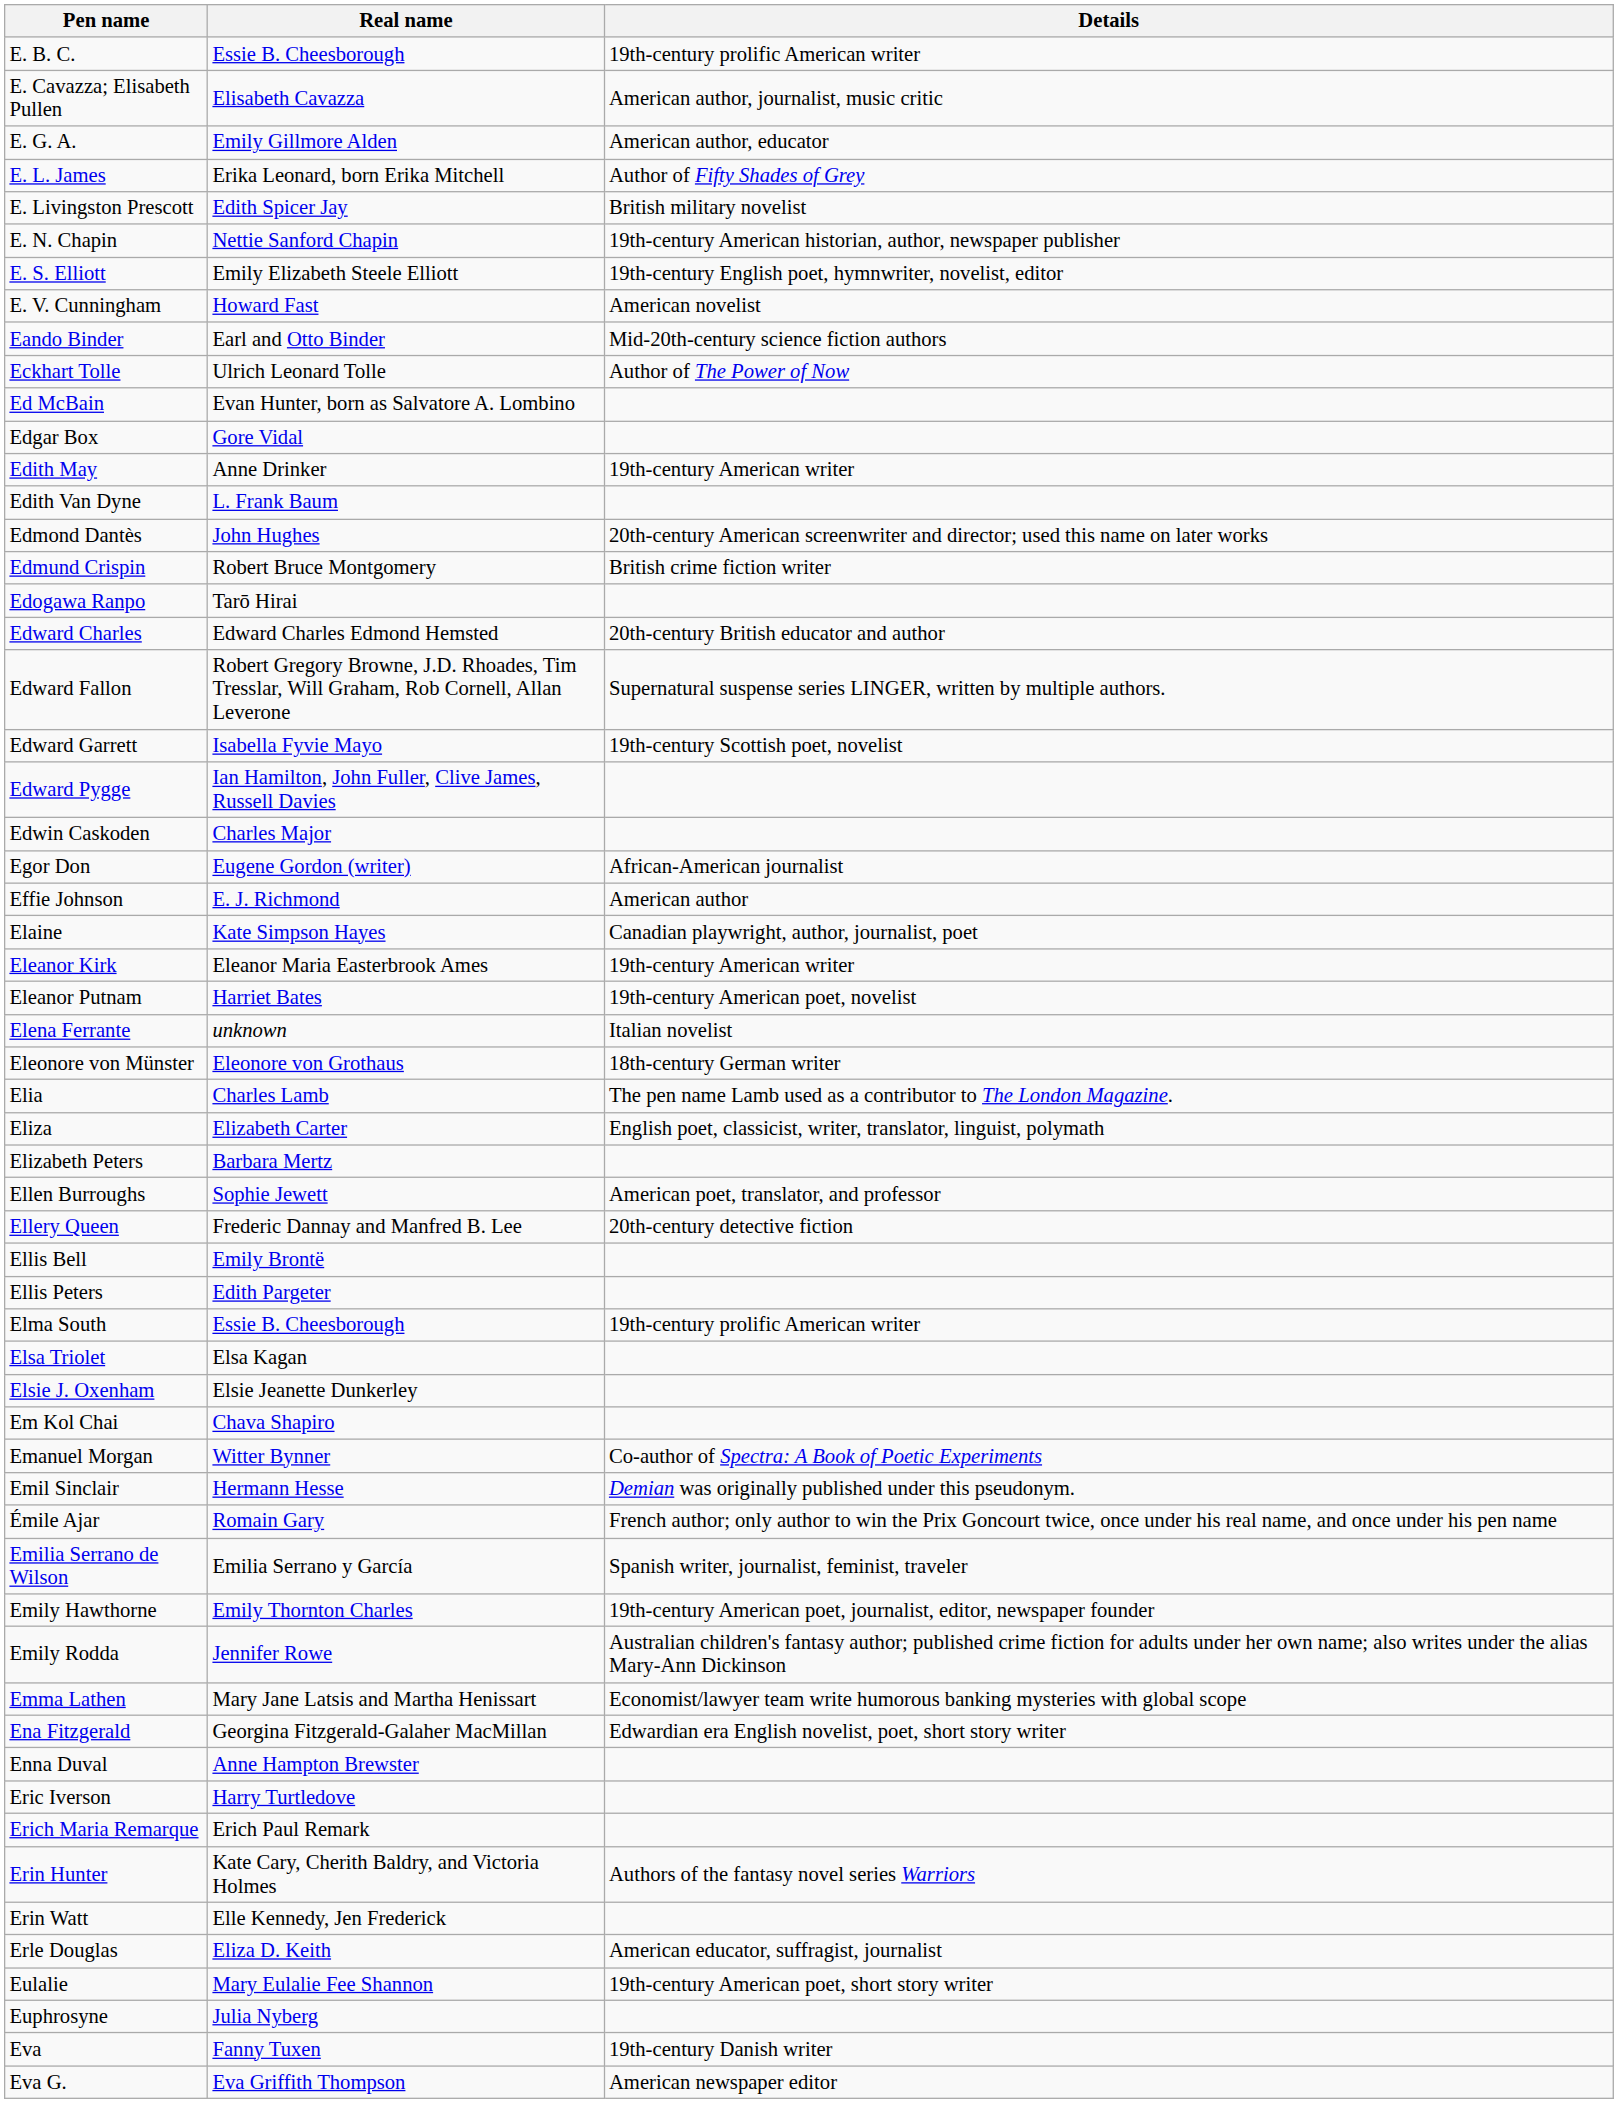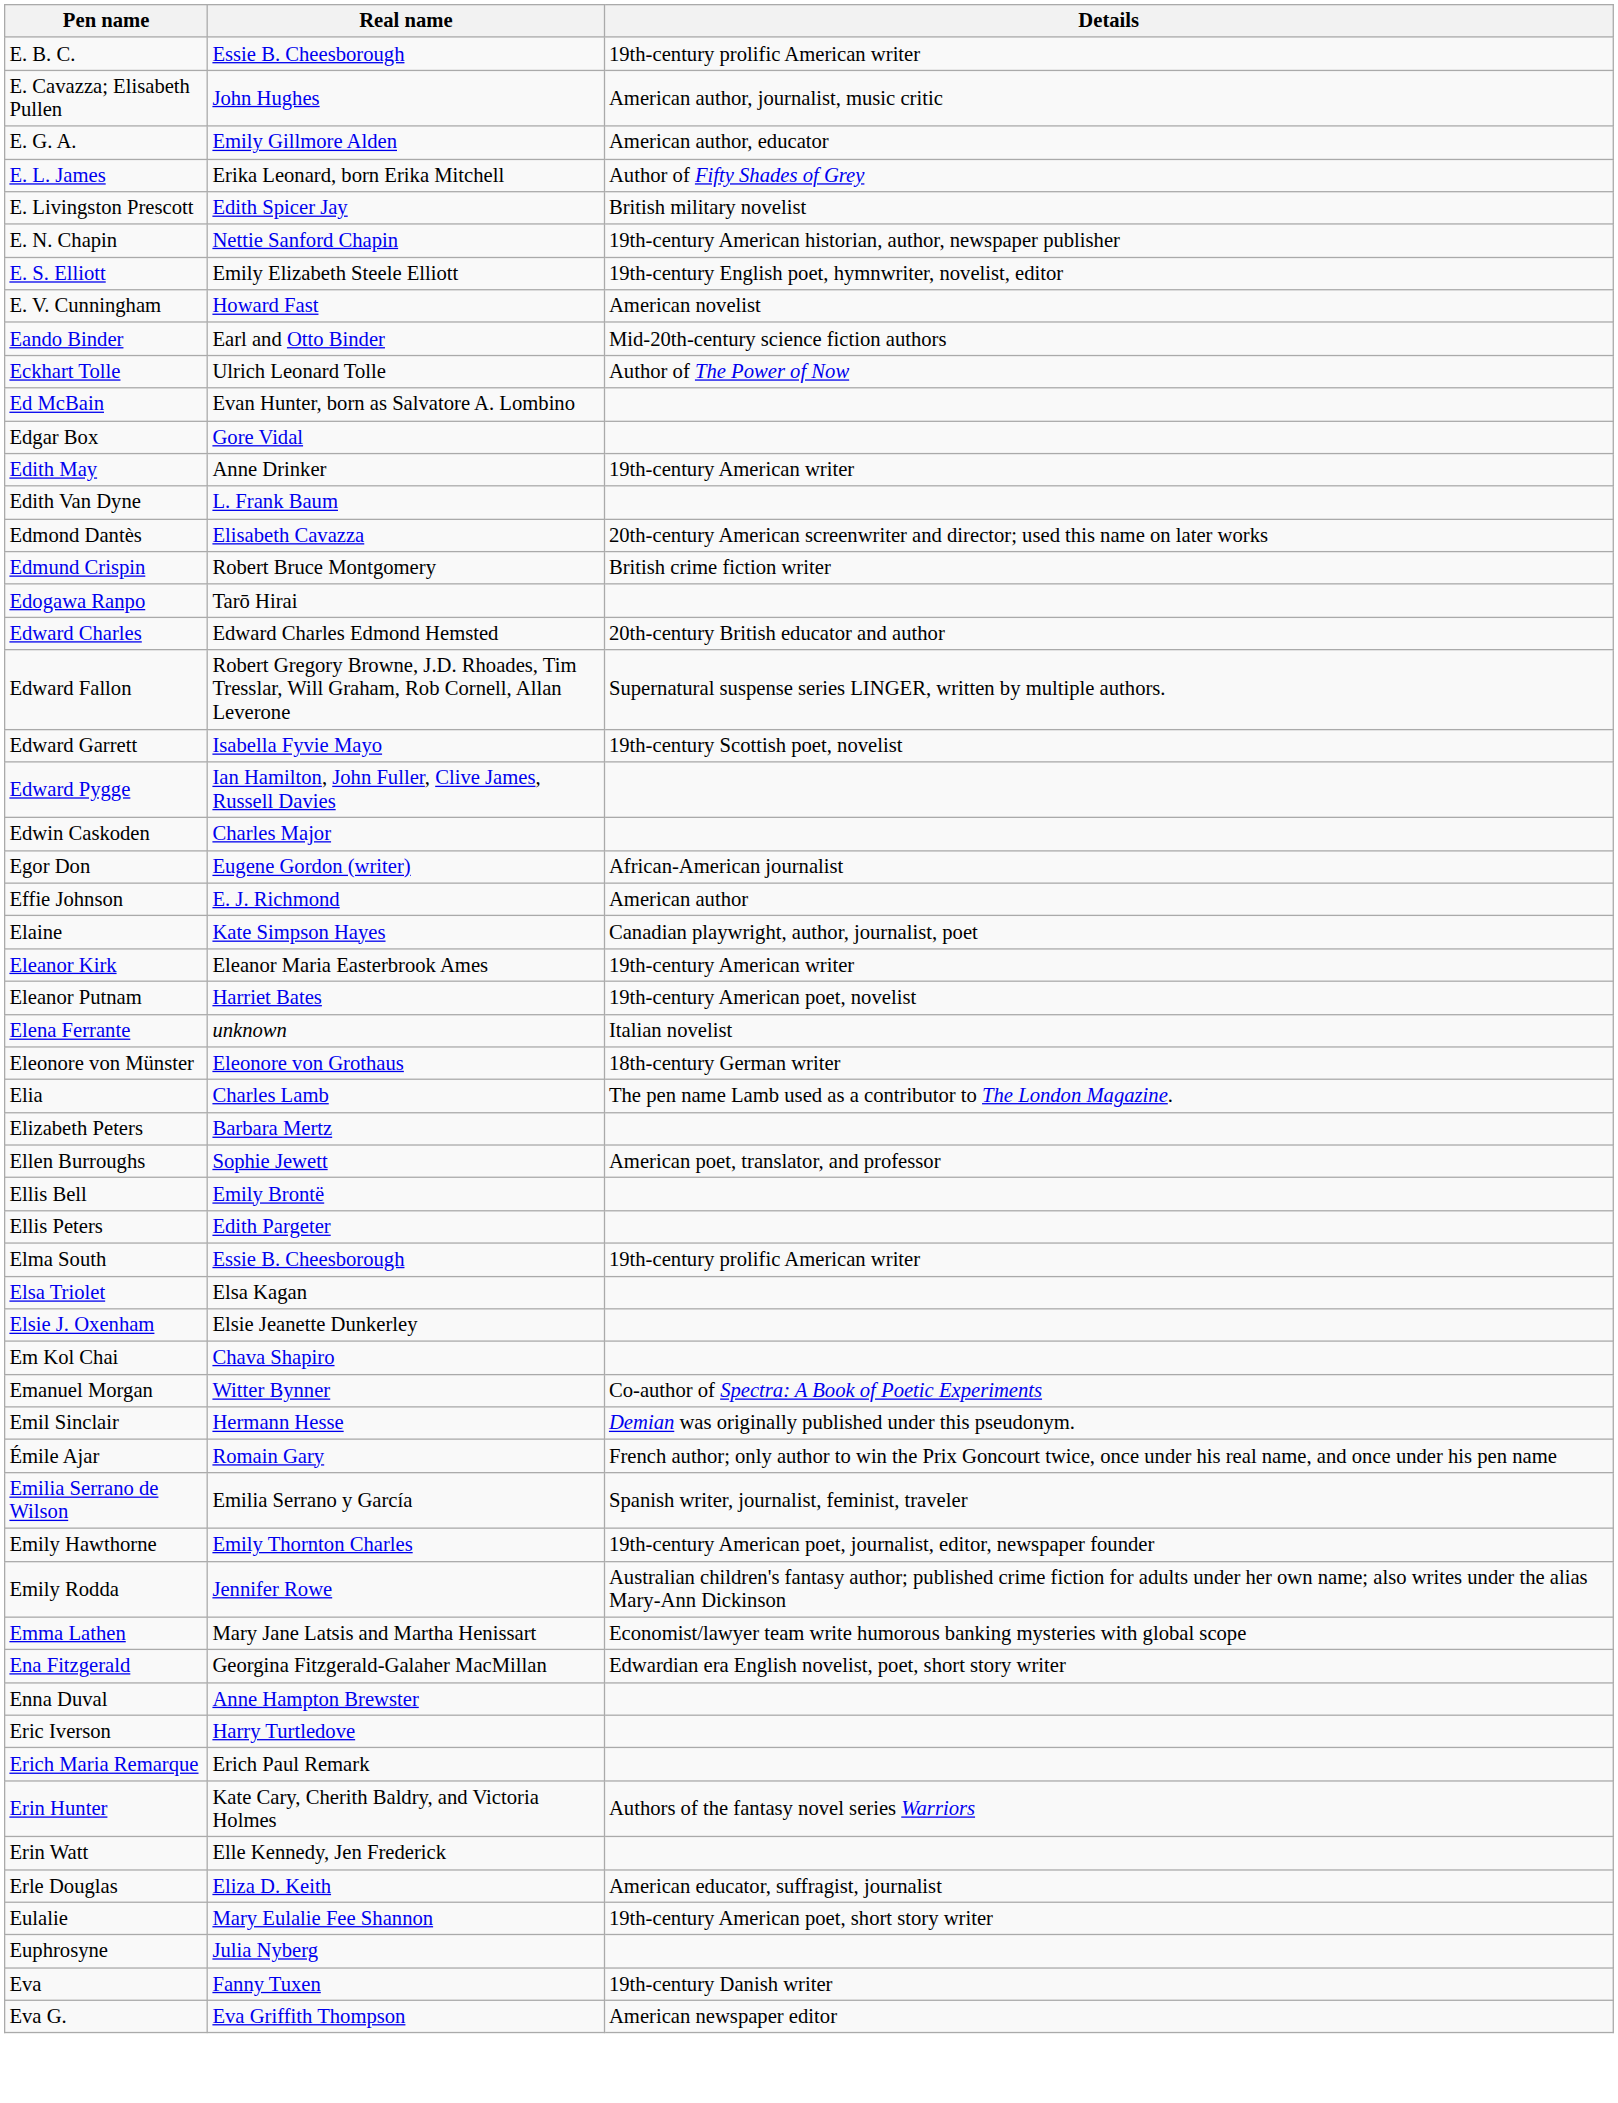(288, 97) Elisabeth Cavazza -> (266, 97) John Hughes
(266, 535) John Hughes -> (288, 535) Elisabeth Cavazza
- row: (31, 1128)
- row: (64, 1226)
